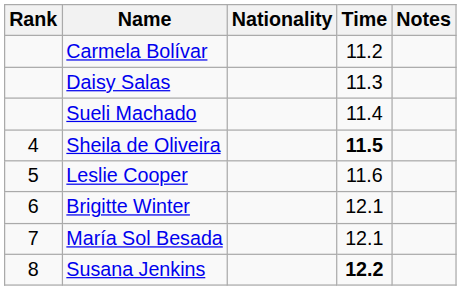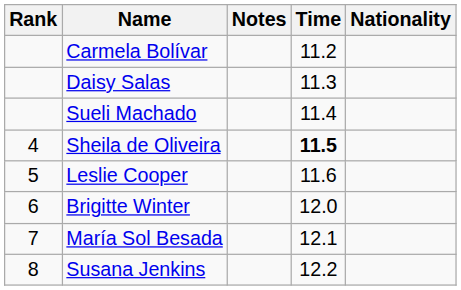columns swapped: (282, 20) <-> (424, 20)
(364, 207) 12.1 -> (318, 207) 12.0
(364, 269) bold -> (318, 269) normal
